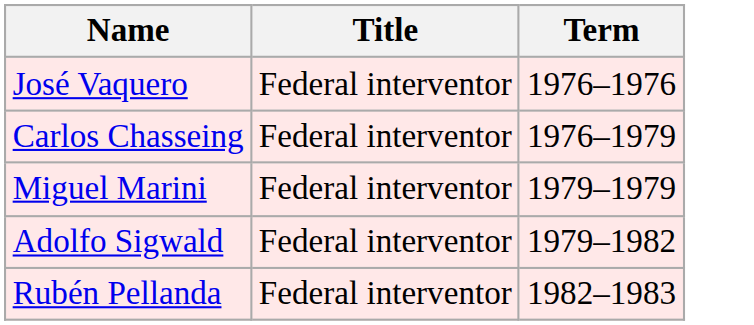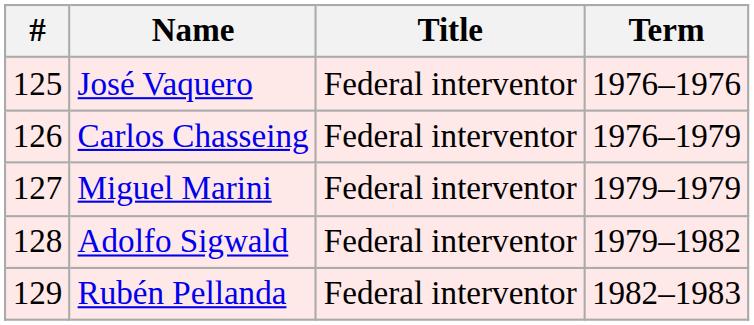+ column: (38, 30)
